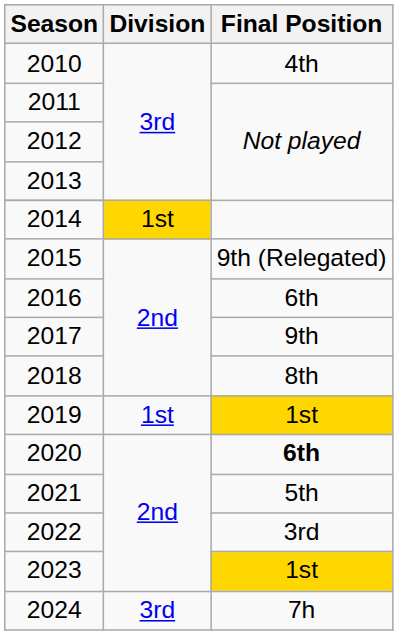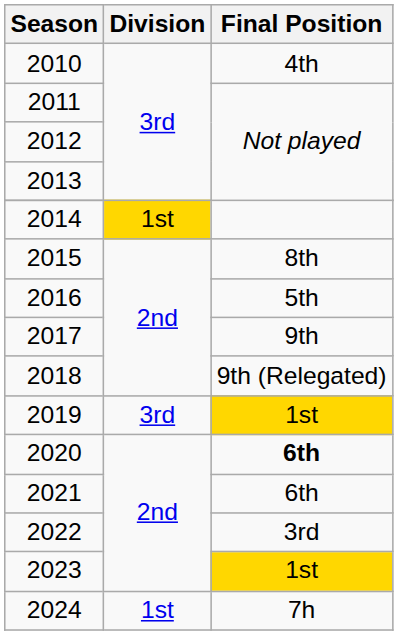(302, 258) 9th (Relegated) -> (302, 258) 8th
(302, 297) 6th -> (302, 297) 5th
(302, 375) 8th -> (302, 375) 9th (Relegated)
(157, 414) 1st -> (157, 414) 3rd
(302, 492) 5th -> (302, 492) 6th
(157, 610) 3rd -> (157, 610) 1st
